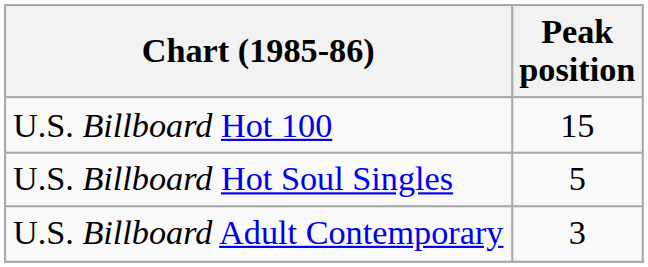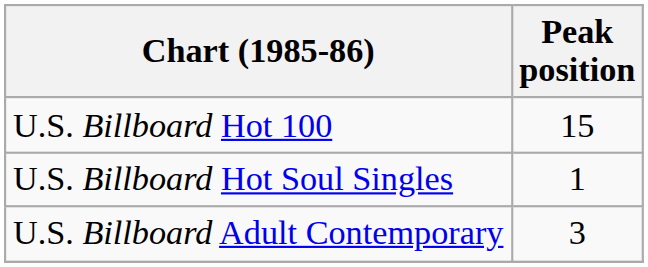(577, 178) 5 -> (577, 178) 1
